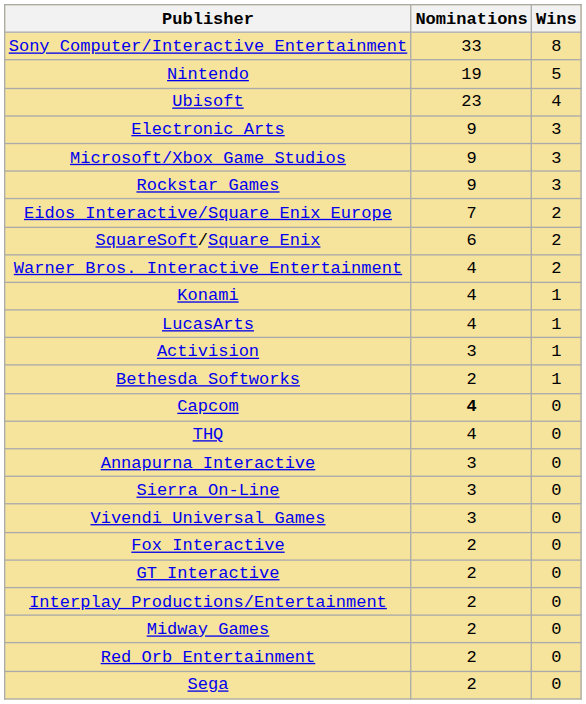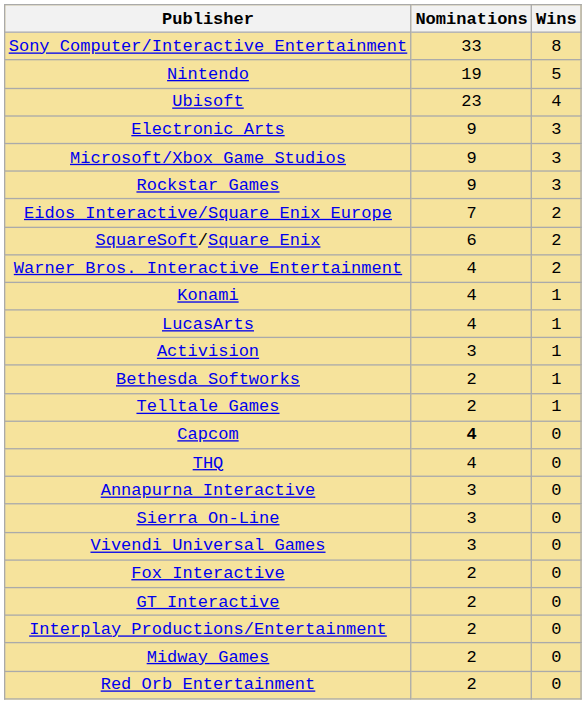+ row: (208, 407)
- row: (208, 685)
